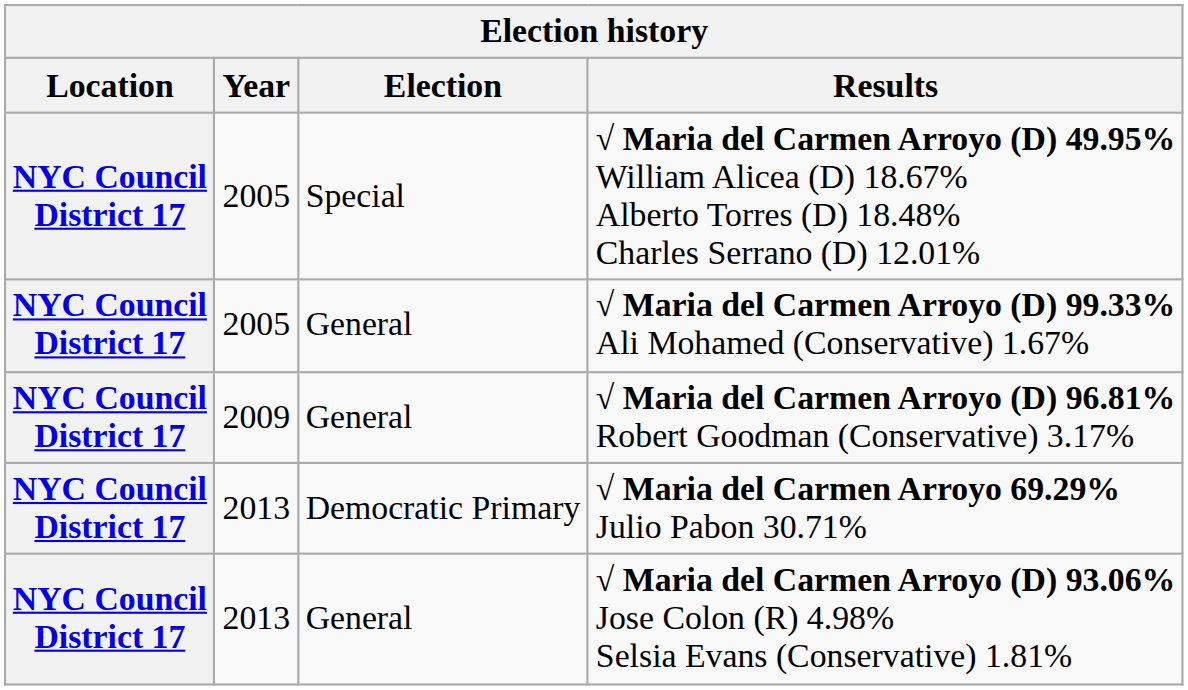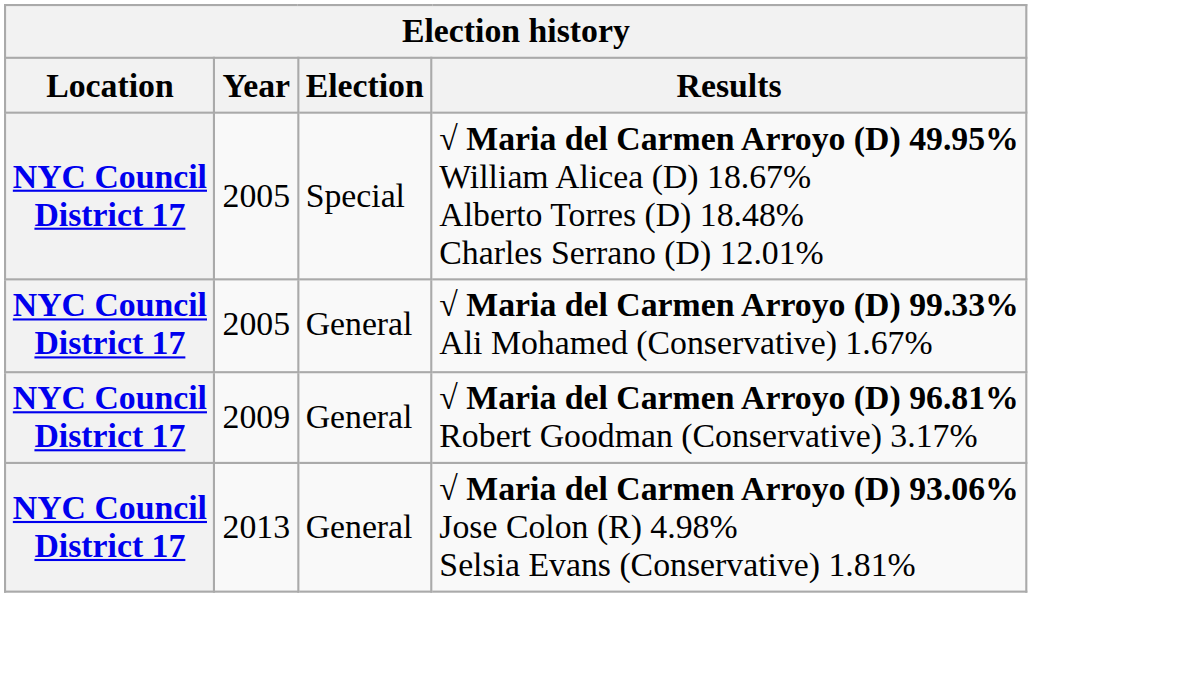- row: (858, 507)
